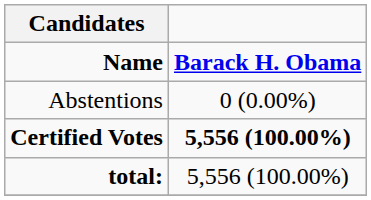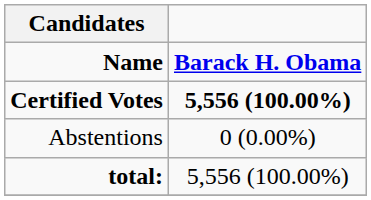rows swapped: (87, 137) <-> (106, 99)
